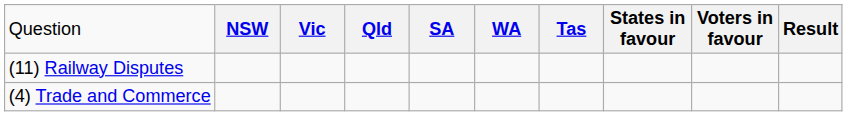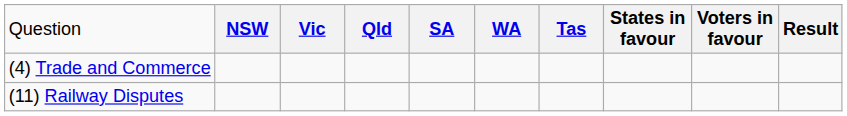rows swapped: (110, 96) <-> (96, 67)
